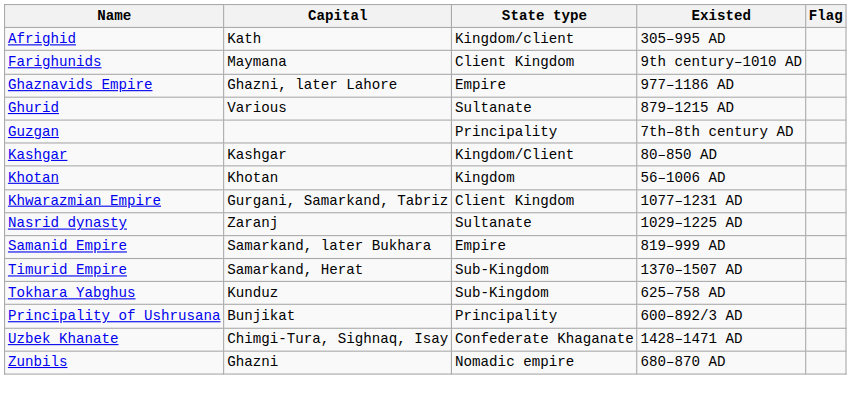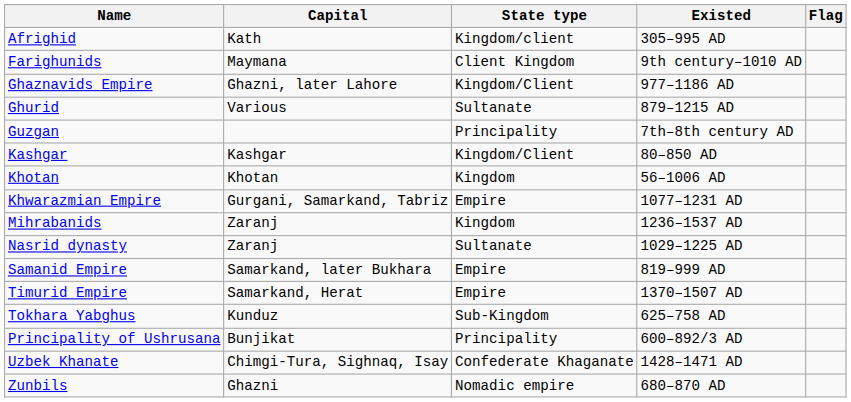(481, 85) Empire -> (515, 85) Kingdom/Client
(515, 201) Client Kingdom -> (481, 201) Empire
+ row: (55, 224)
(502, 270) Sub-Kingdom -> (481, 293) Empire
